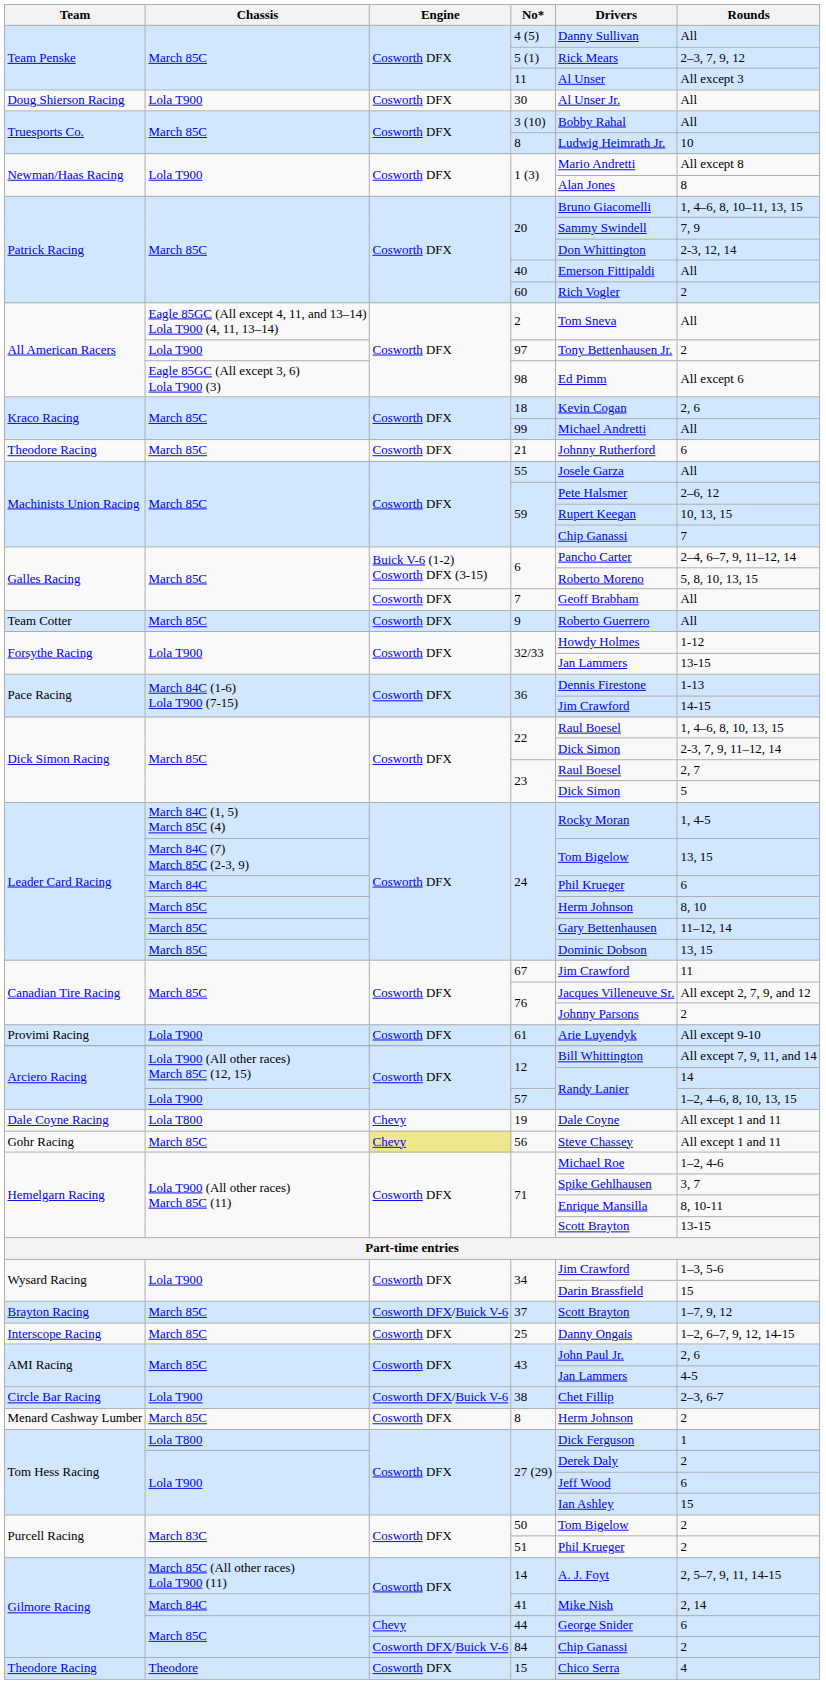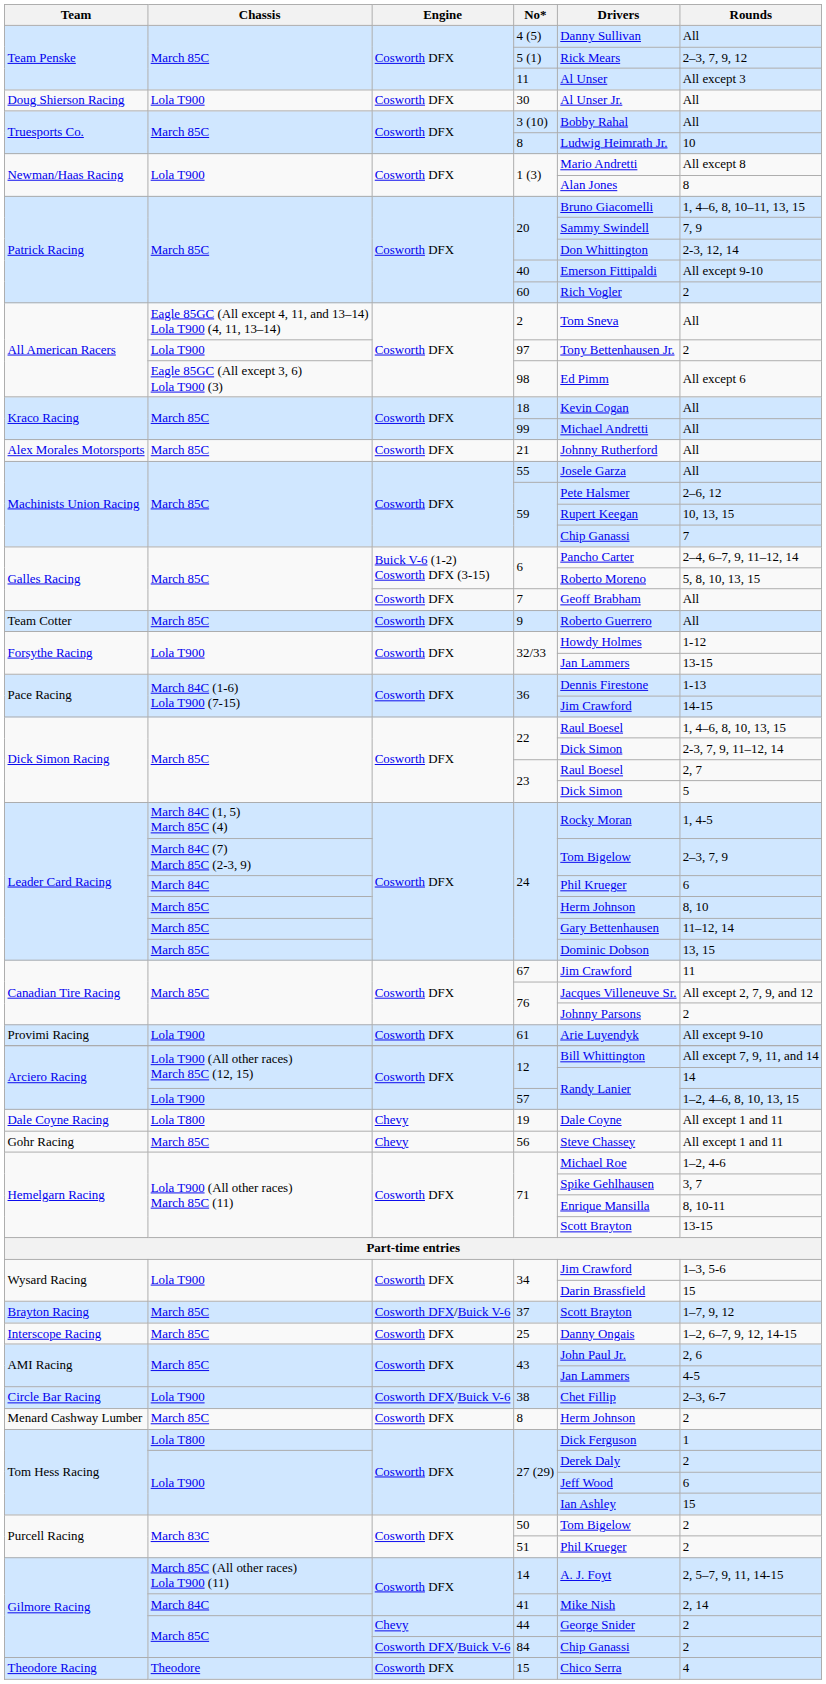(689, 270) All -> (723, 270) All except 9-10
(690, 407) 2, 6 -> (691, 407) All
(52, 450) Theodore Racing -> (76, 450) Alex Morales Motorsports
(684, 450) 6 -> (691, 450) All
(697, 856) 13, 15 -> (705, 856) 2–3, 7, 9
(389, 1141) khaki background -> (392, 1141) no background
(684, 1625) 6 -> (686, 1625) 2
